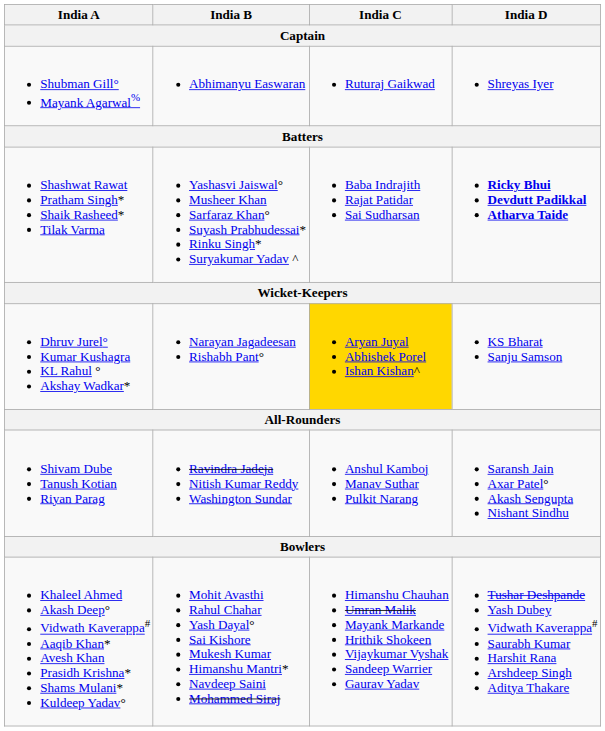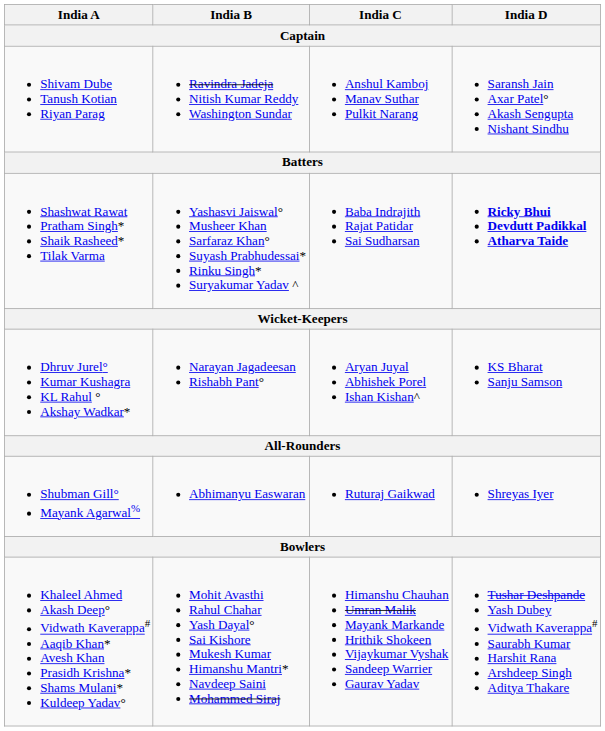rows swapped: (79, 93) <-> (79, 483)
(380, 356) gold background -> (380, 382) no background
